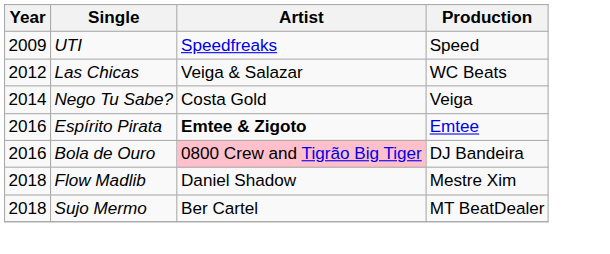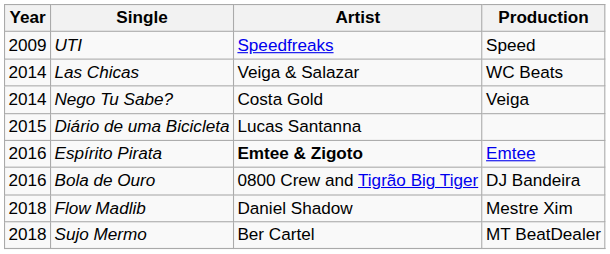(28, 72) 2012 -> (28, 72) 2014
+ row: (142, 126)
(301, 153) pink background -> (358, 180) no background
